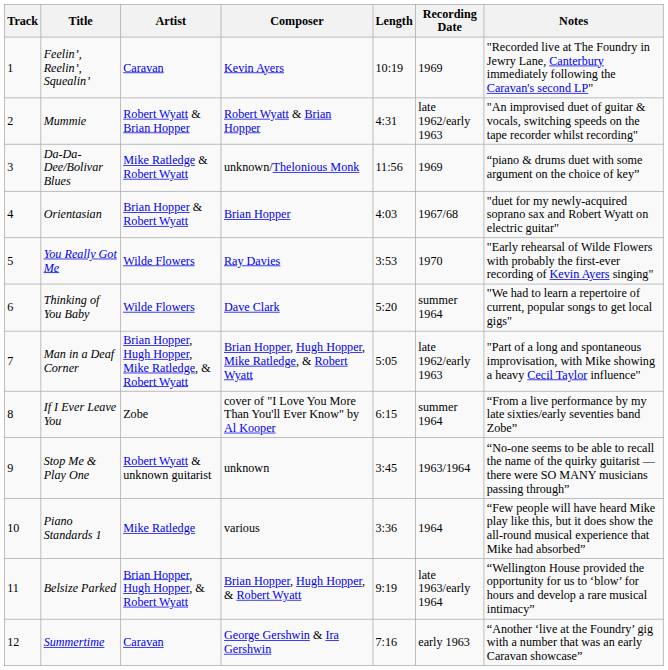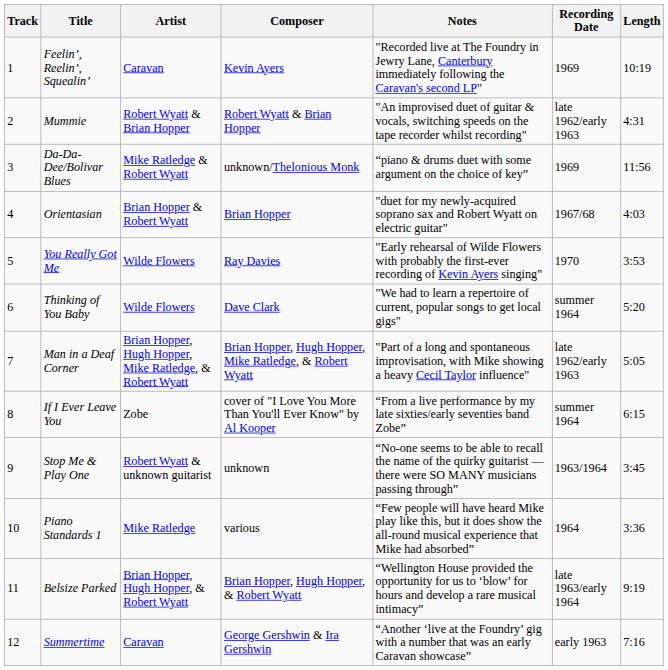columns swapped: (574, 20) <-> (394, 20)
